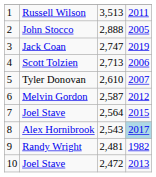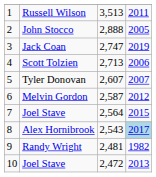(111, 79) 2,610 -> (111, 79) 2,607
